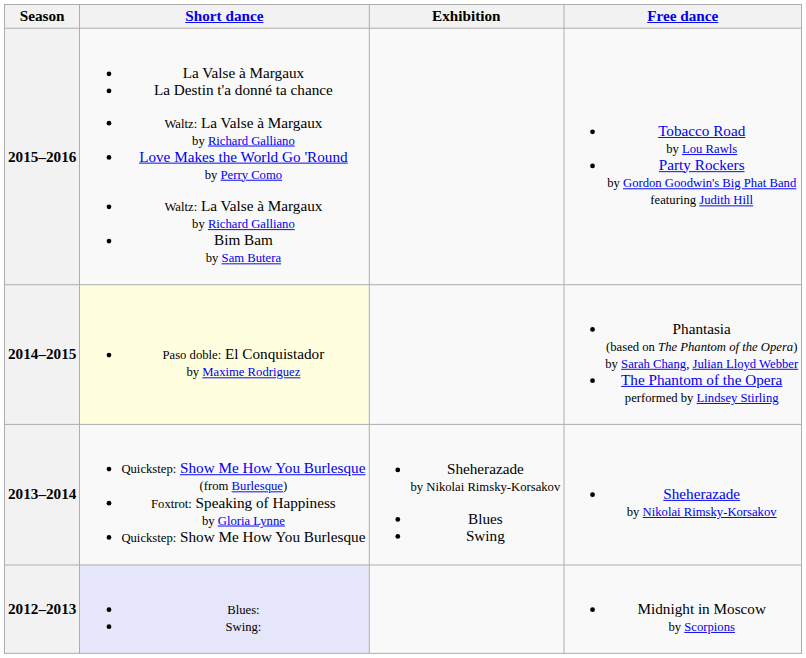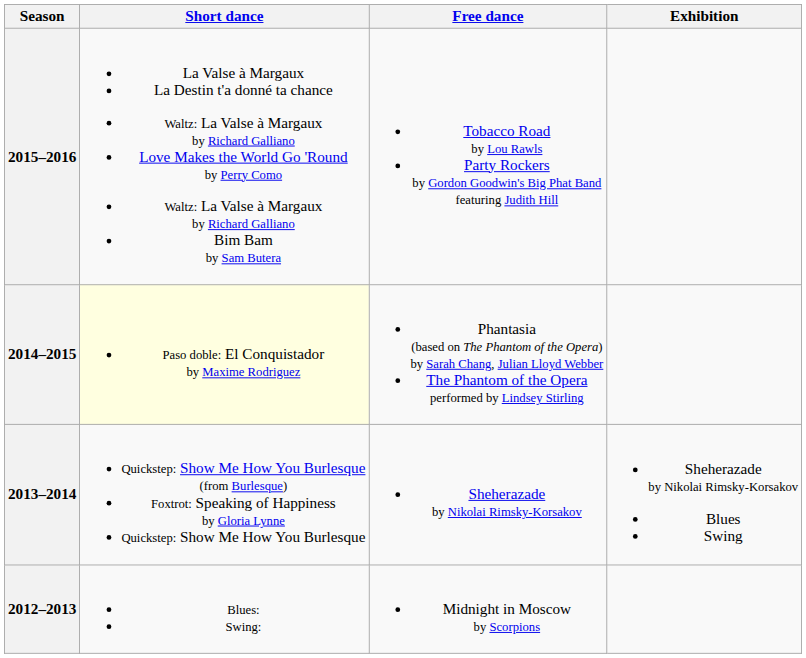columns swapped: (683, 16) <-> (466, 16)
(224, 617) lavender background -> (224, 617) no background
